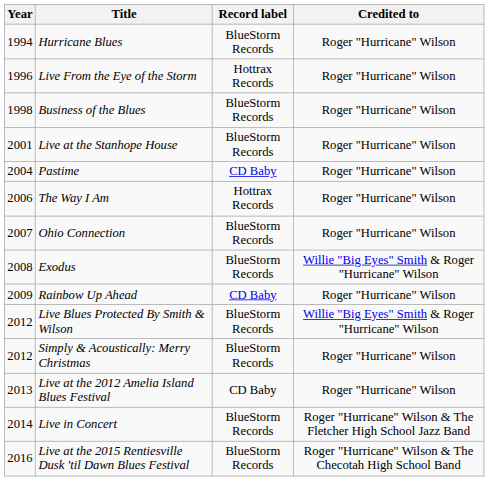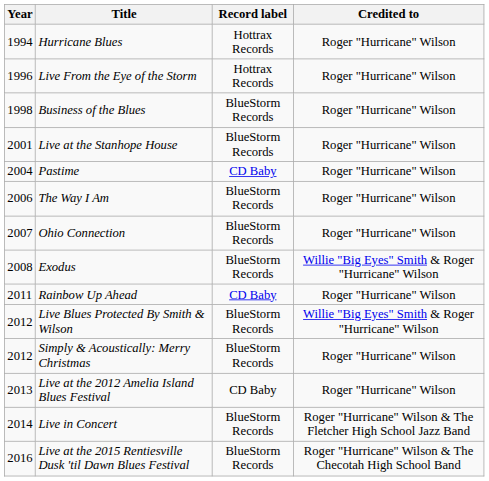(253, 41) BlueStorm Records -> (253, 41) Hottrax Records
(253, 198) Hottrax Records -> (253, 198) BlueStorm Records
(20, 294) 2009 -> (20, 294) 2011
